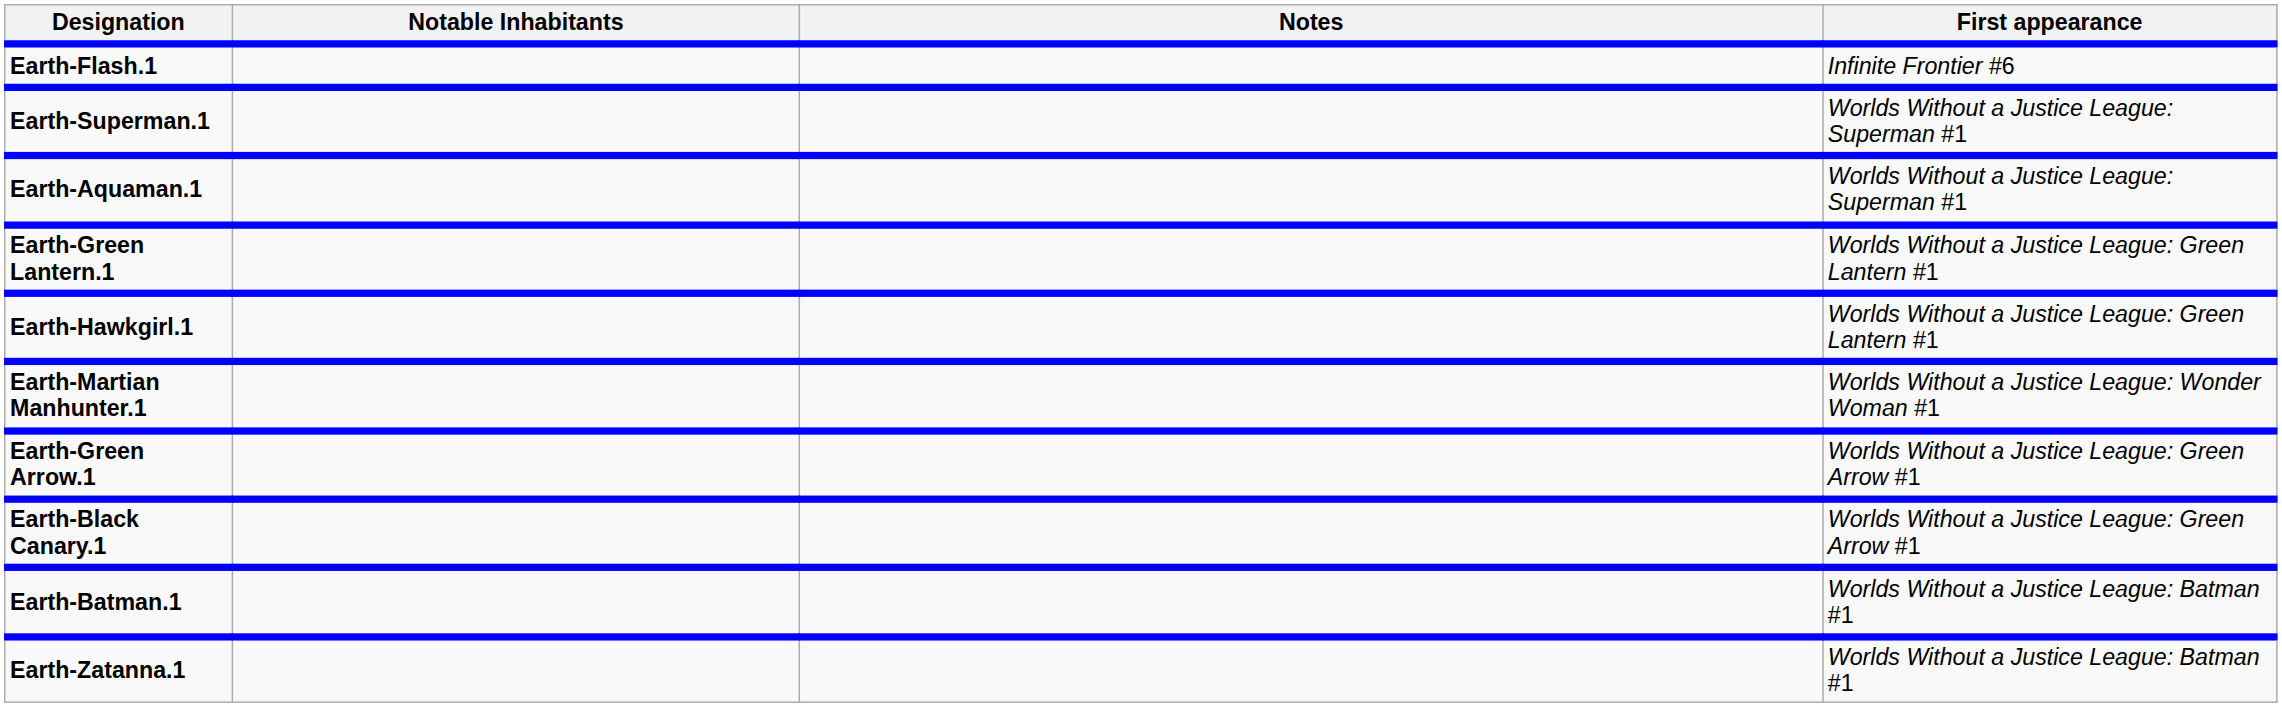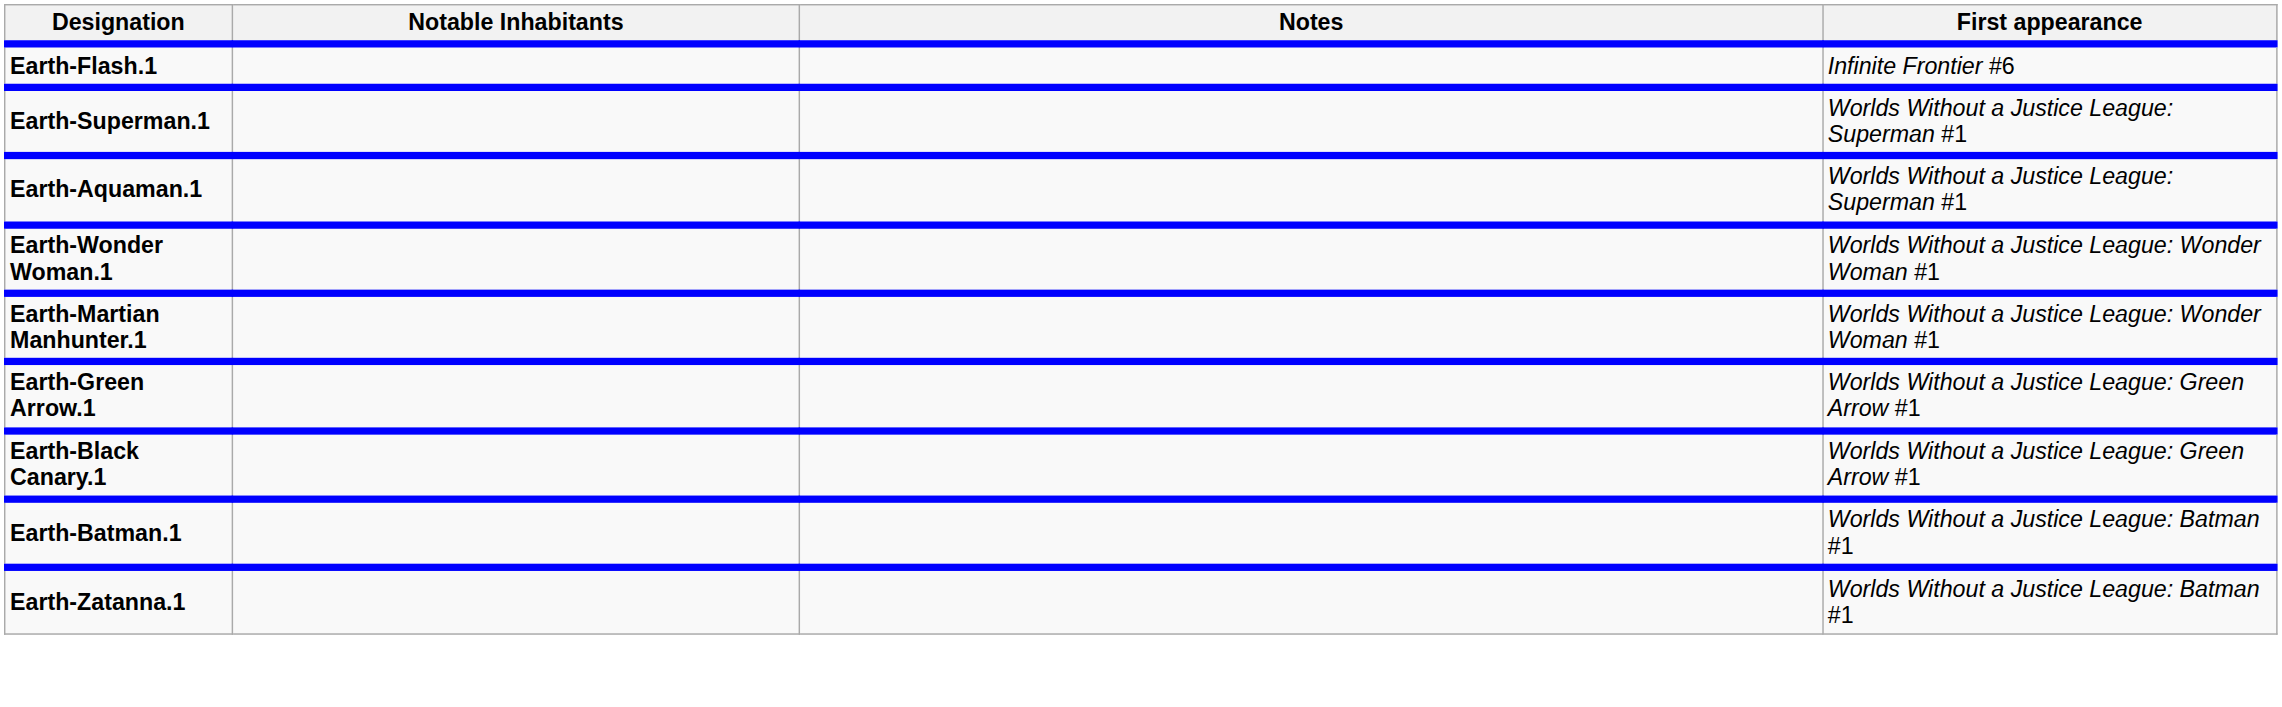- row: (77, 258)
- row: (102, 327)
+ row: (87, 258)
